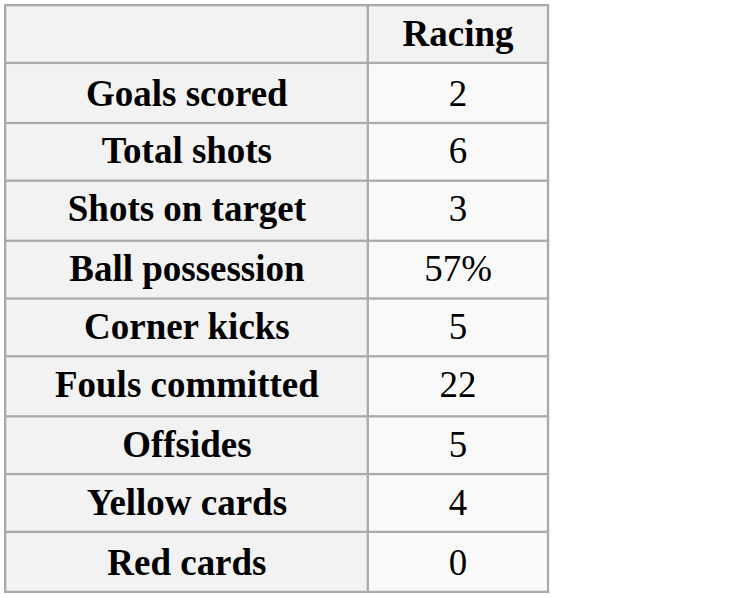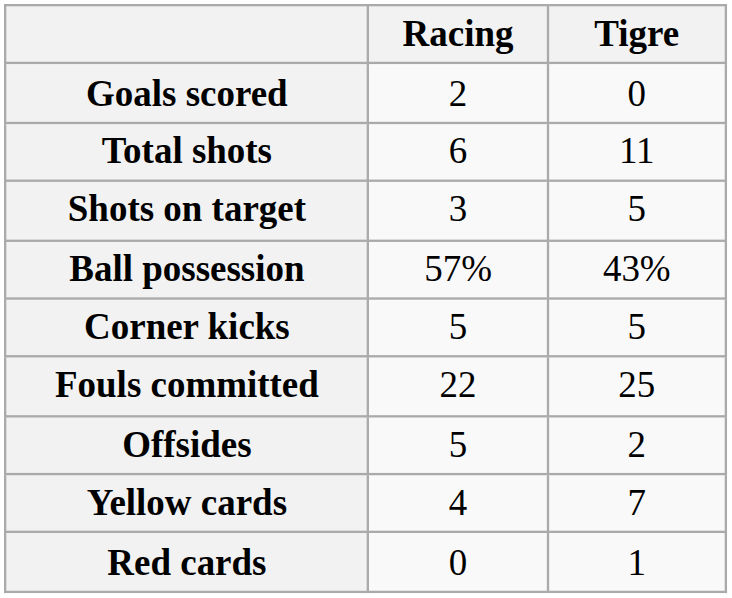+ column: (637, 33)
